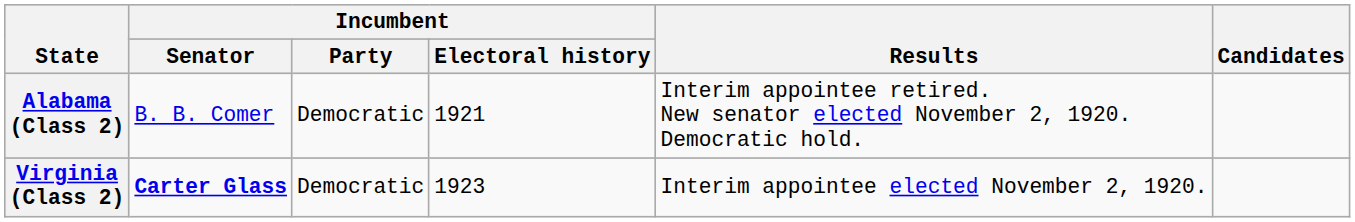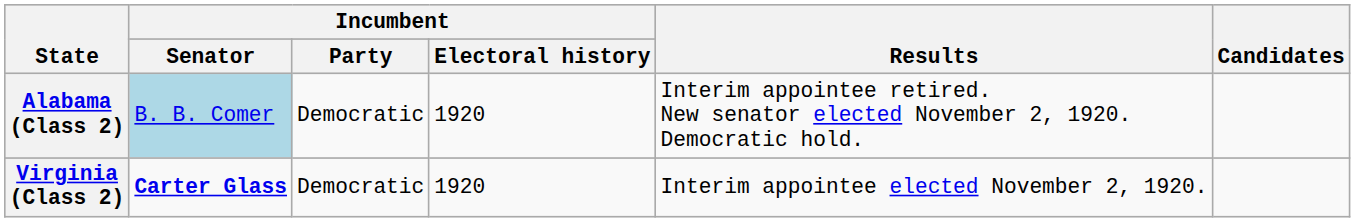(204, 116) no background -> (204, 116) lightblue background
(460, 116) 1921 -> (460, 116) 1920
(460, 187) 1923 -> (460, 187) 1920
